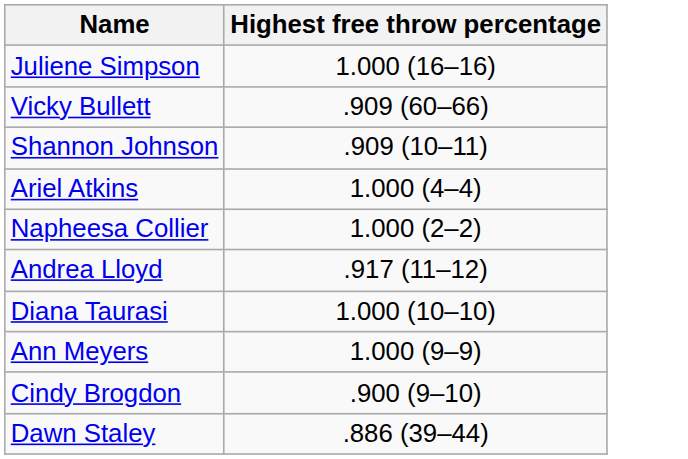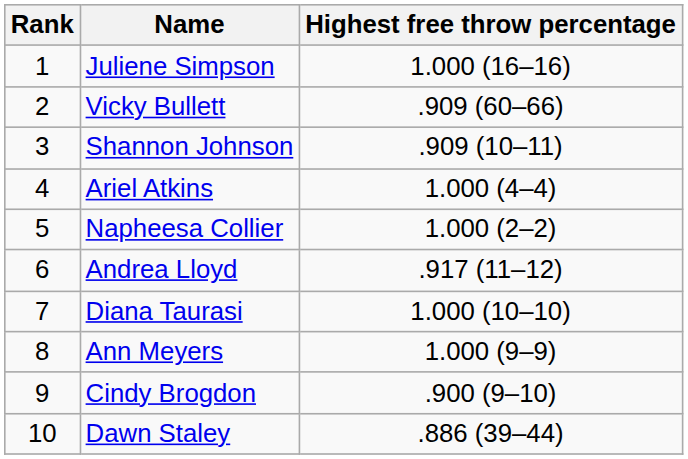+ column: (42, 24)
